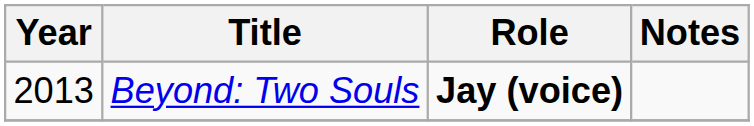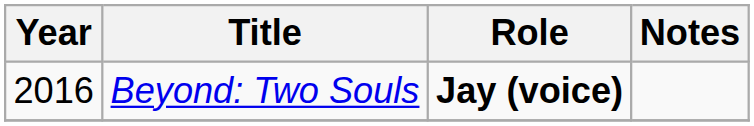(54, 90) 2013 -> (54, 90) 2016
